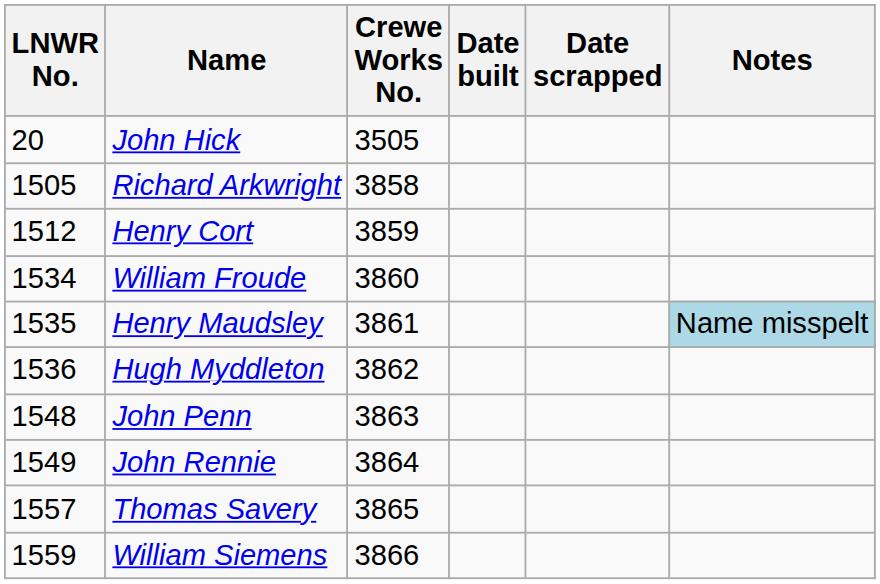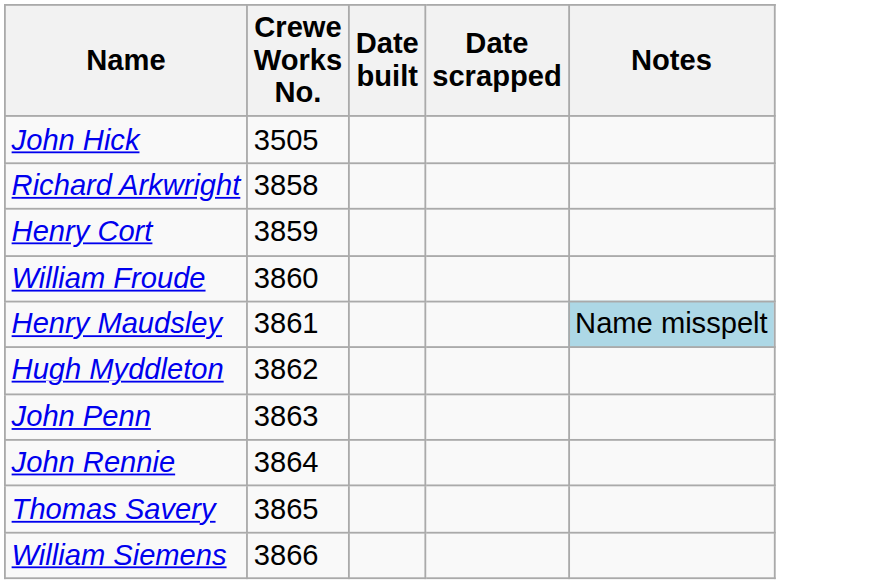- column: (55, 60)
